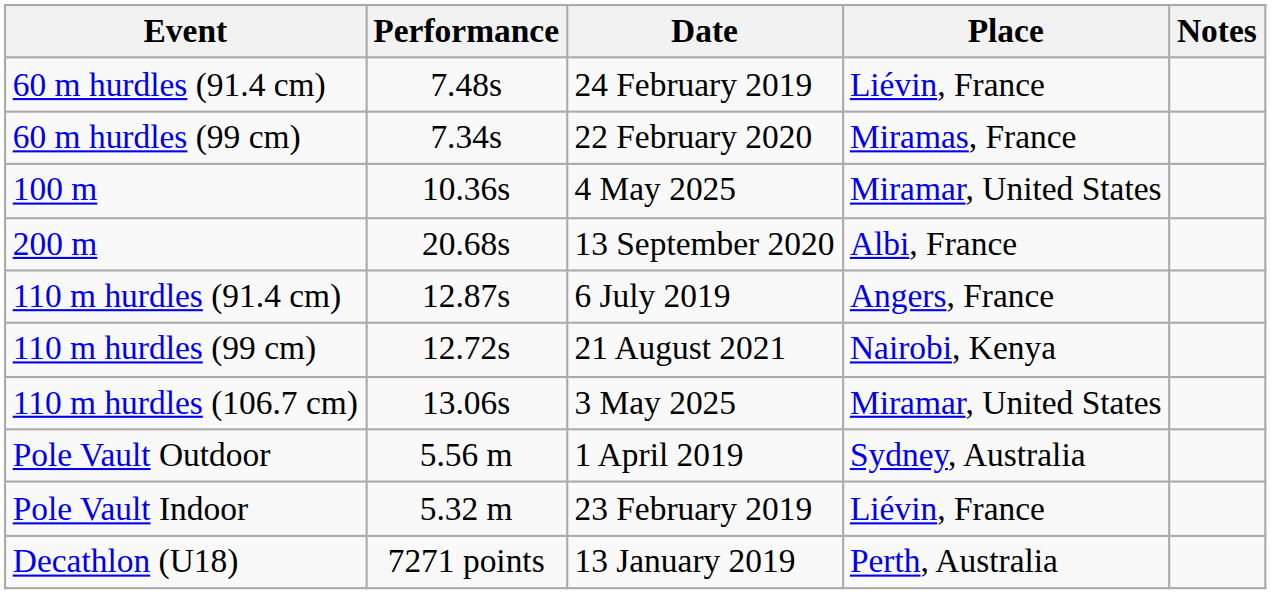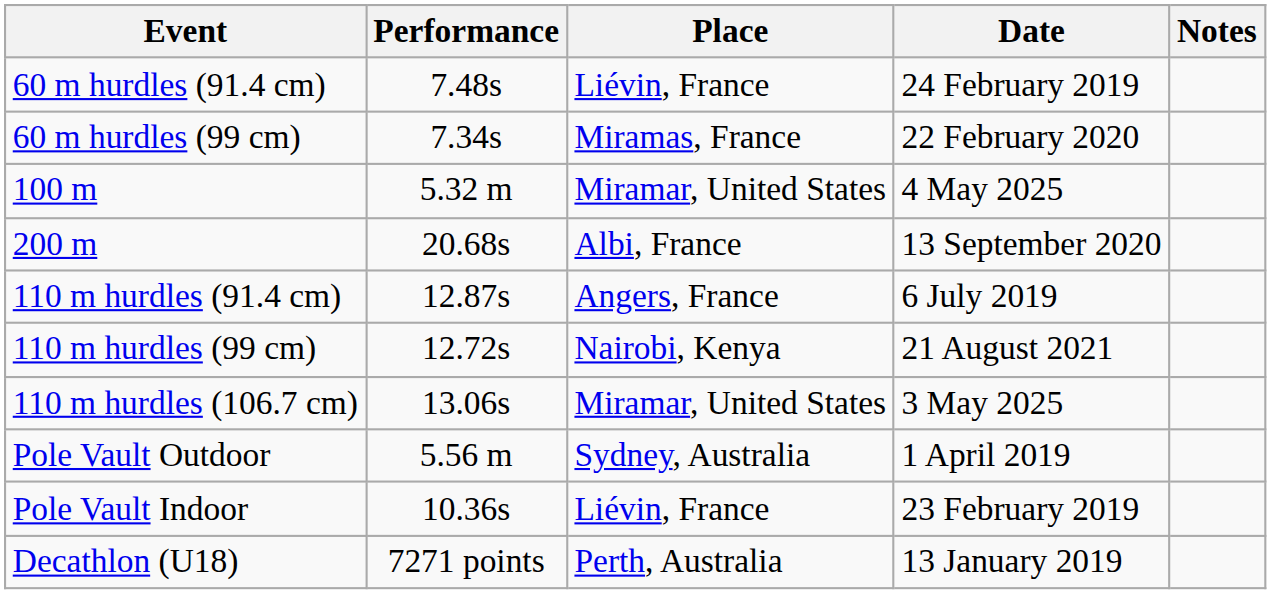columns swapped: (1006, 31) <-> (704, 31)
(466, 190) 10.36s -> (466, 190) 5.32 m
(466, 508) 5.32 m -> (466, 508) 10.36s
